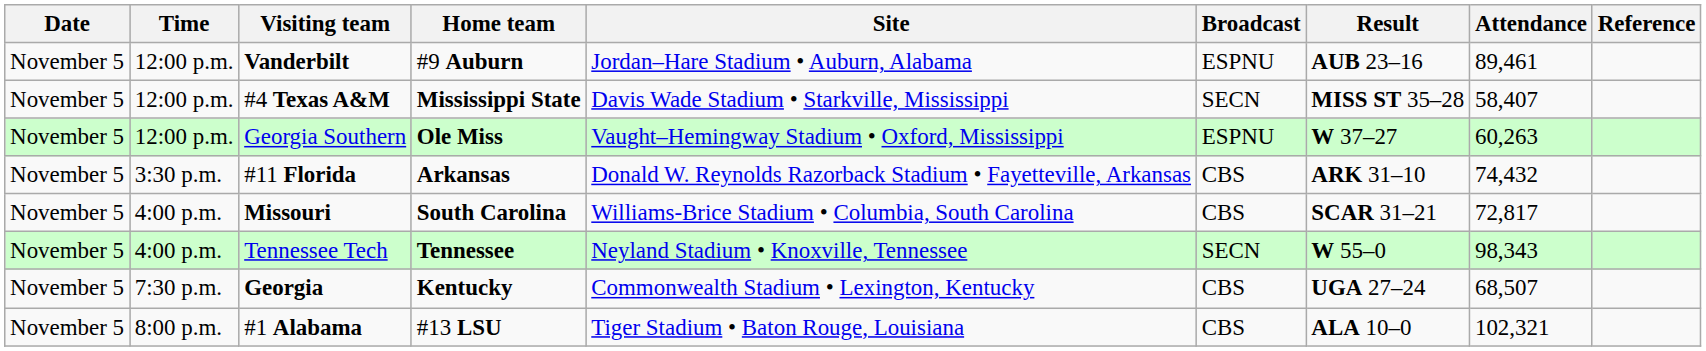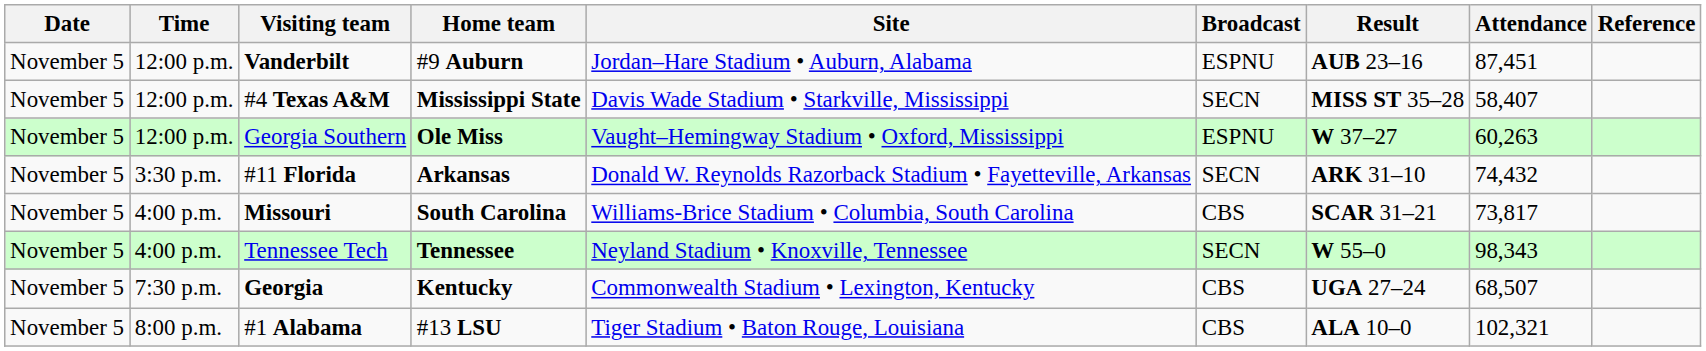(1506, 61) 89,461 -> (1506, 61) 87,451
(1223, 174) CBS -> (1231, 174) SECN
(1506, 212) 72,817 -> (1506, 212) 73,817
